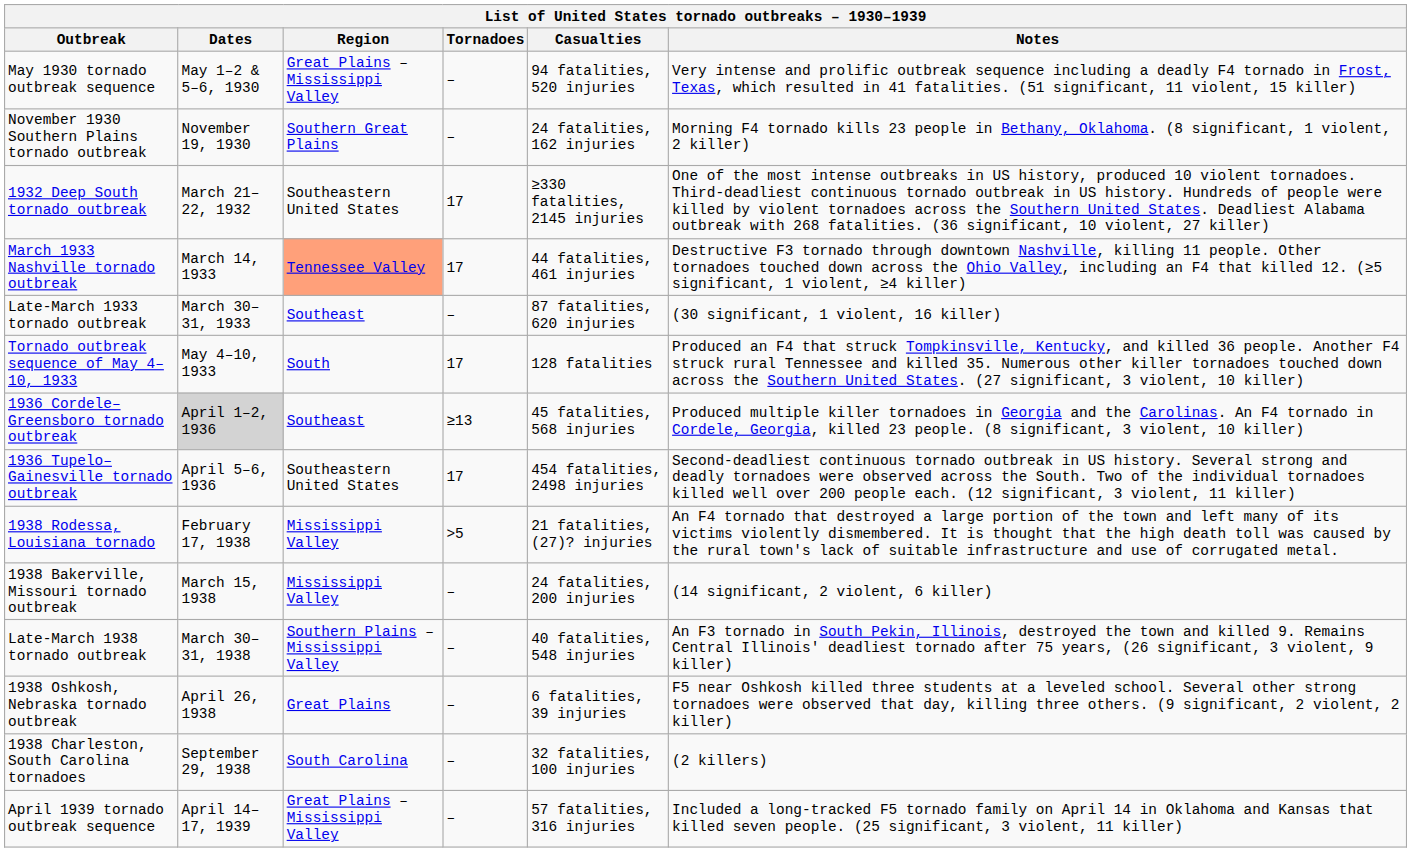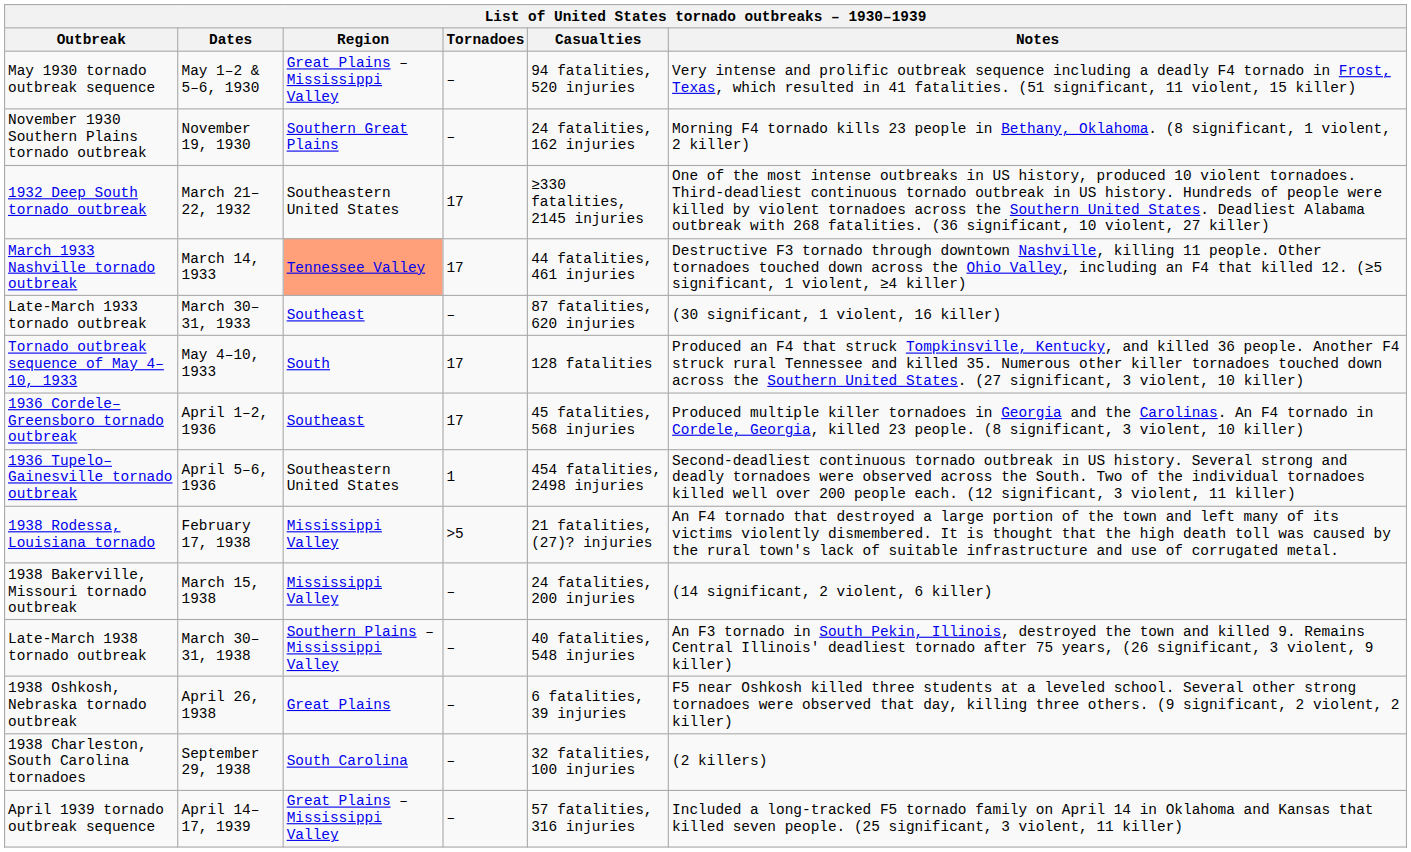(225, 421) lightgrey background -> (225, 421) no background
(459, 421) ≥13 -> (455, 421) 17
(455, 478) 17 -> (451, 478) 1
